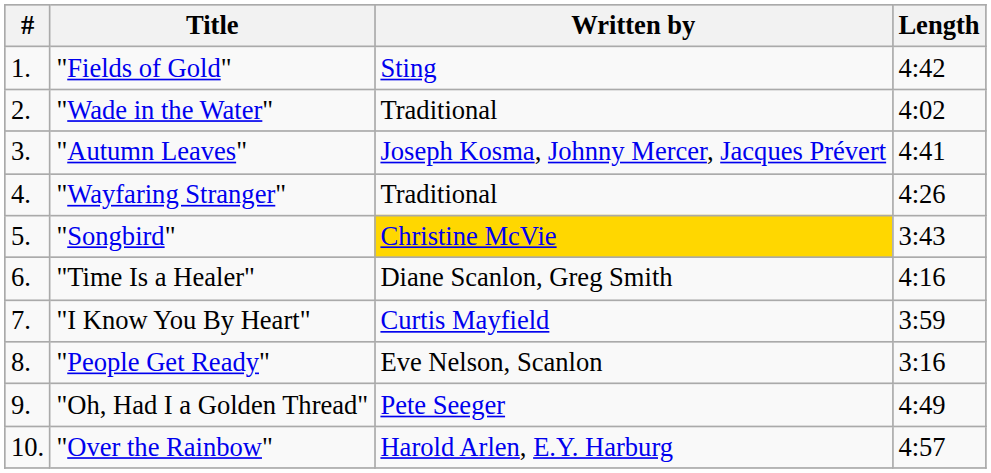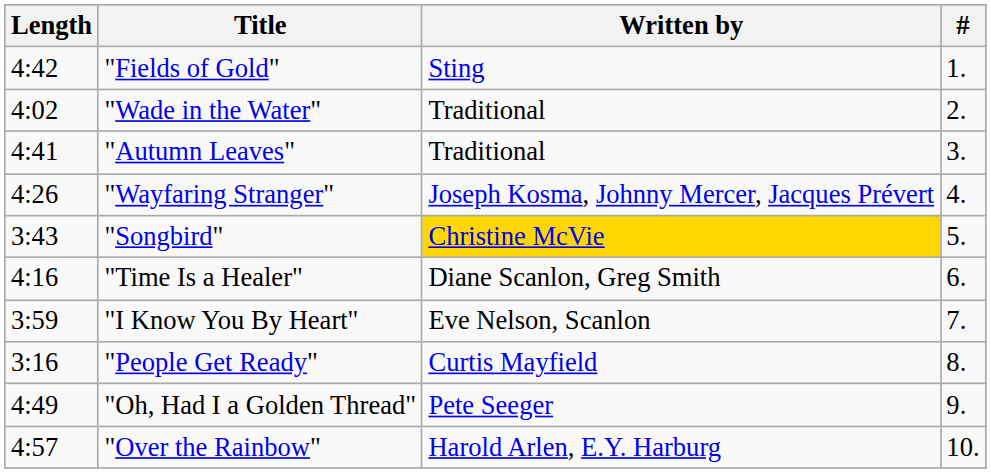columns swapped: (28, 25) <-> (939, 25)
(633, 151) Joseph Kosma, Johnny Mercer, Jacques Prévert -> (487, 151) Traditional
(439, 194) Traditional -> (681, 194) Joseph Kosma, Johnny Mercer, Jacques Prévert
(465, 320) Curtis Mayfield -> (539, 320) Eve Nelson, Scanlon
(491, 362) Eve Nelson, Scanlon -> (513, 362) Curtis Mayfield
